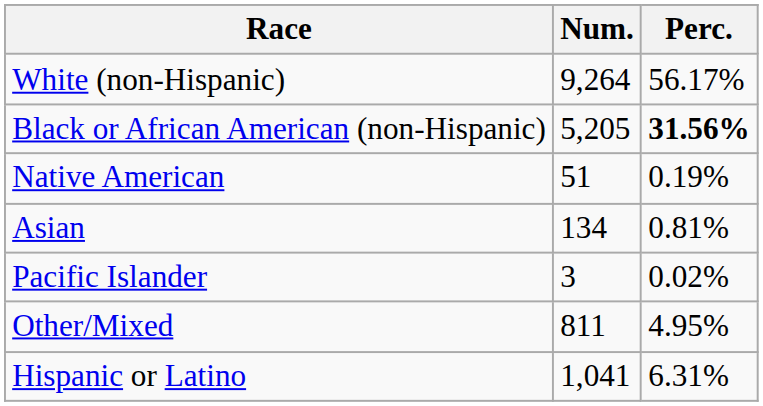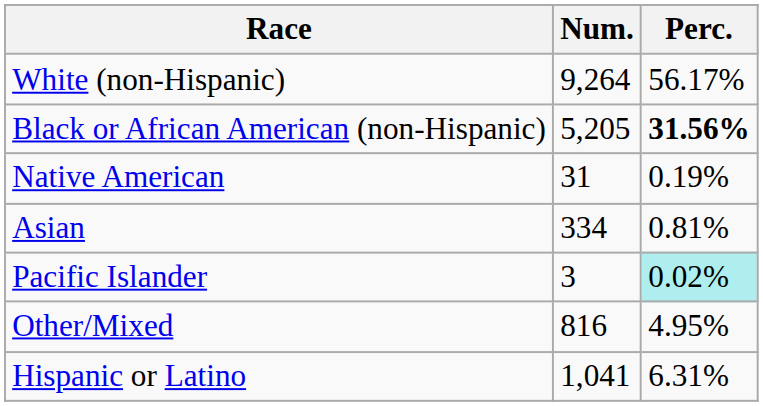(576, 177) 51 -> (576, 177) 31
(584, 227) 134 -> (584, 227) 334
(689, 276) no background -> (689, 276) paleturquoise background
(583, 326) 811 -> (584, 326) 816
